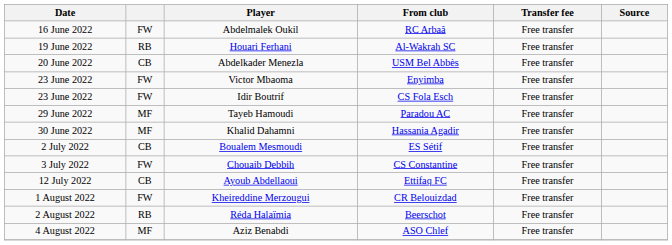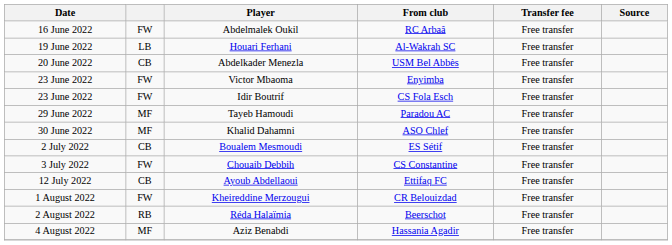(145, 46) RB -> (145, 46) LB
(425, 130) Hassania Agadir -> (425, 130) ASO Chlef
(425, 231) ASO Chlef -> (425, 231) Hassania Agadir
